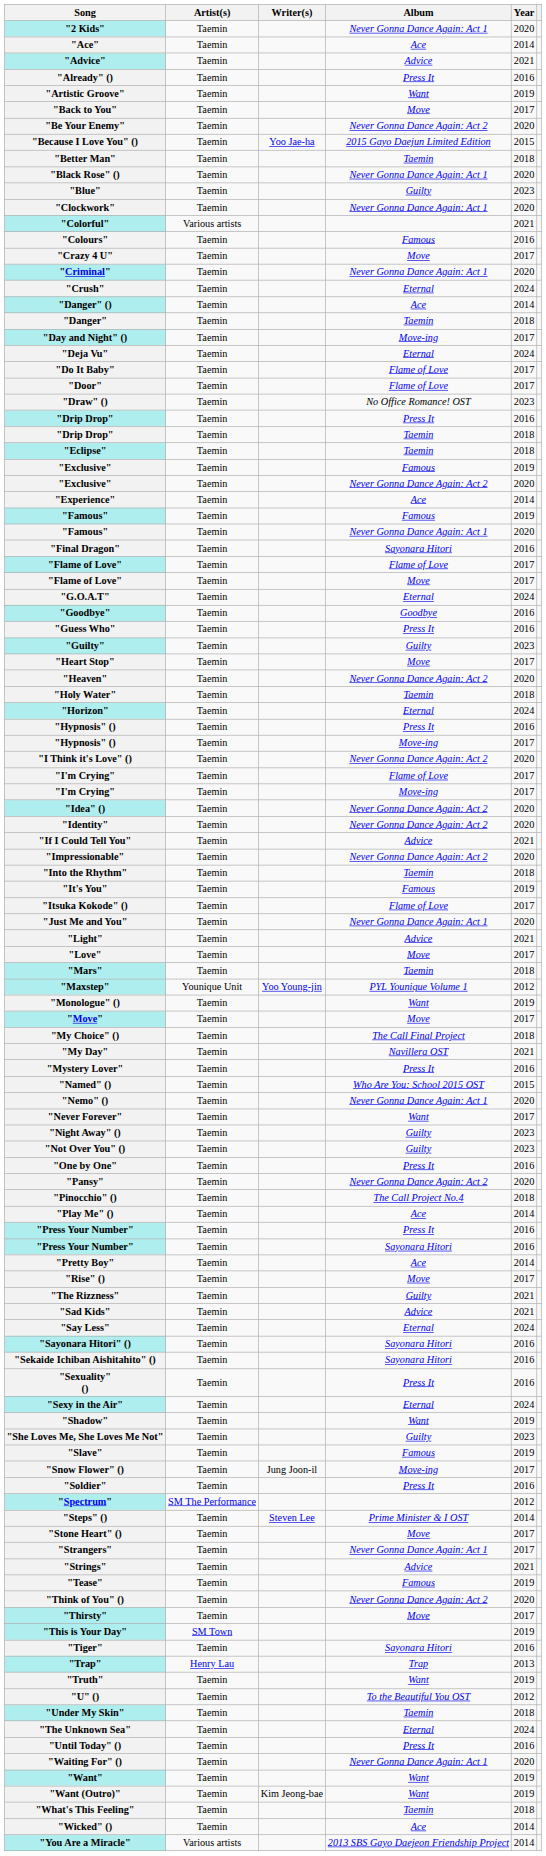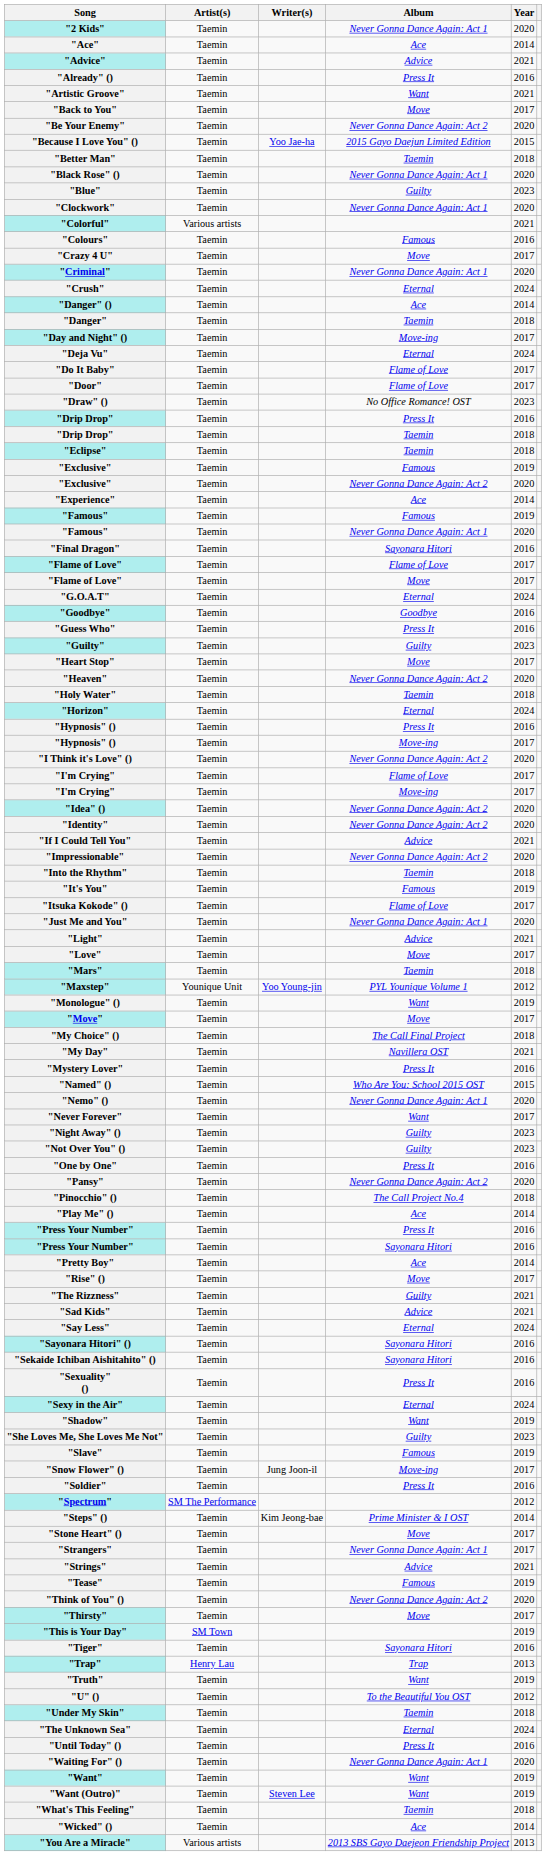(524, 93) 2019 -> (524, 93) 2021
(292, 1518) Steven Lee -> (292, 1518) Kim Jeong-bae
(292, 1794) Kim Jeong-bae -> (292, 1794) Steven Lee
(524, 1843) 2014 -> (524, 1843) 2013
